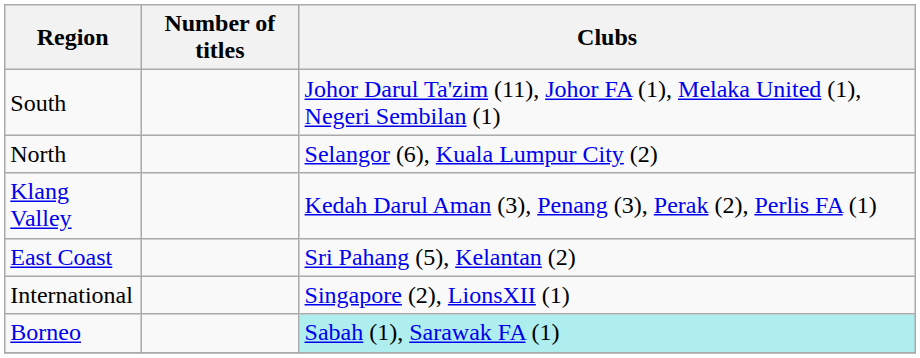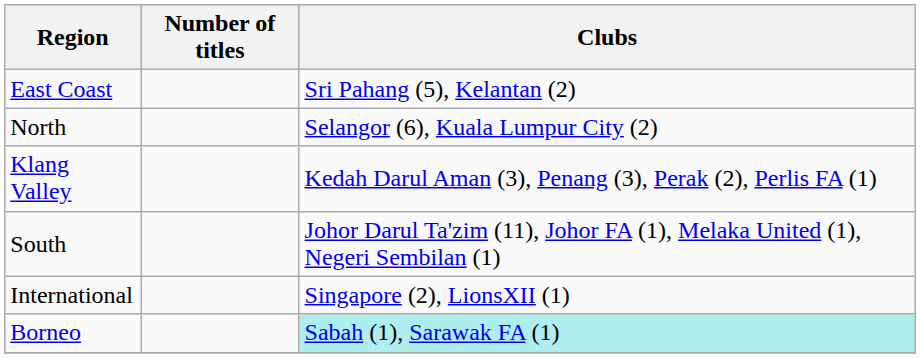rows swapped: (38, 102) <-> (61, 256)
